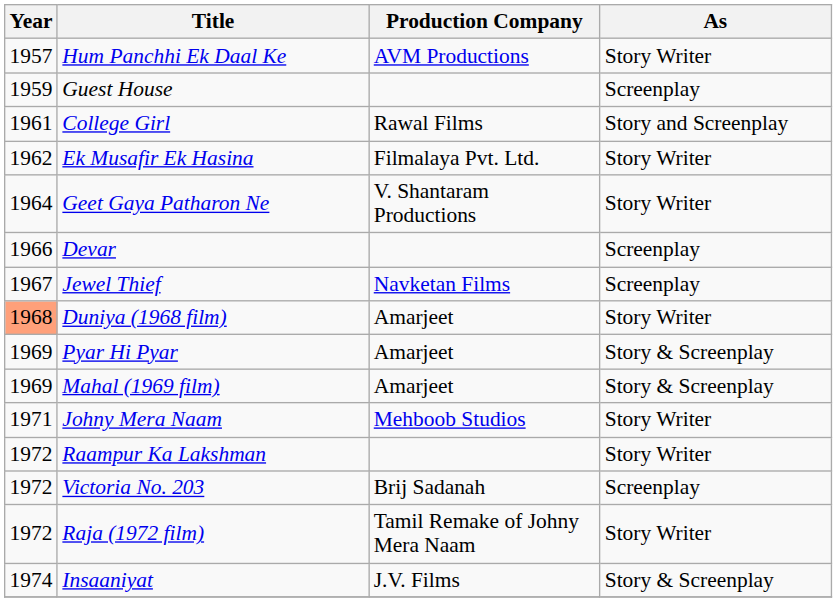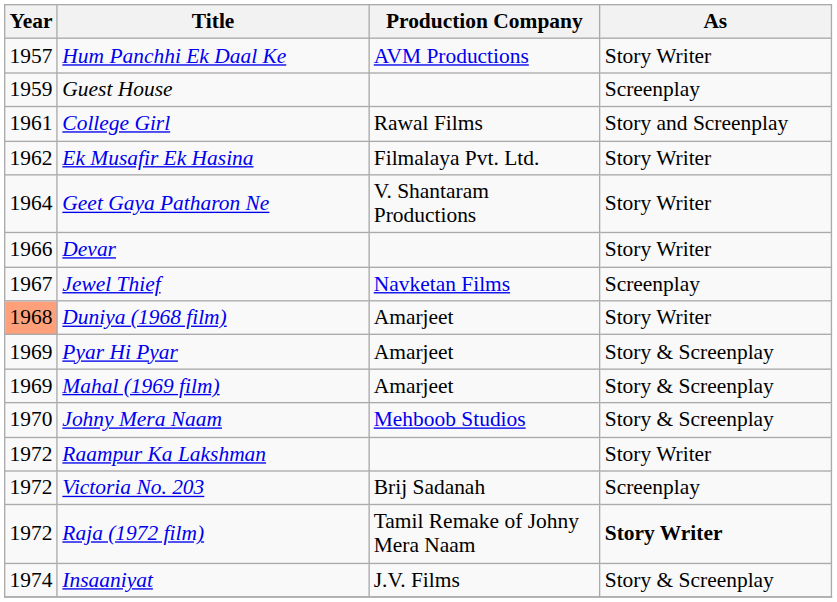(652, 249) Screenplay -> (658, 249) Story Writer
(31, 419) 1971 -> (31, 419) 1970
(658, 419) Story Writer -> (689, 419) Story & Screenplay
(658, 533) normal -> (664, 533) bold
